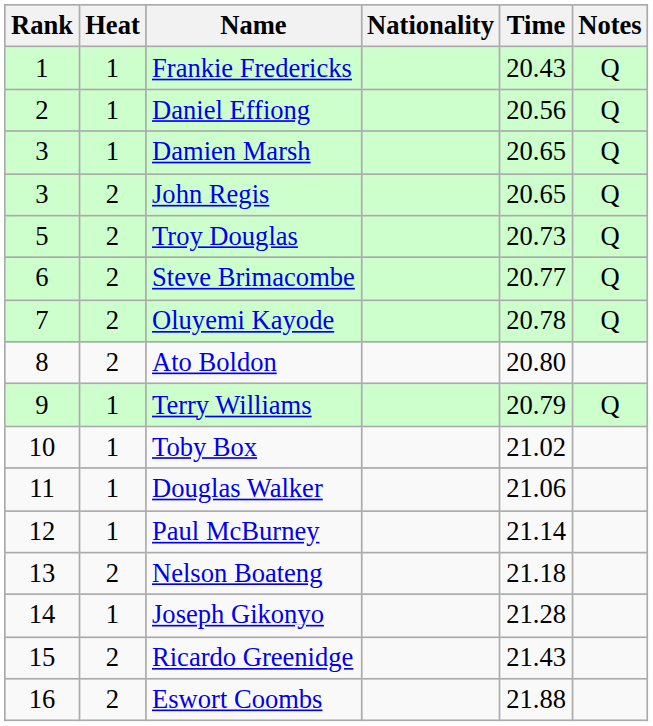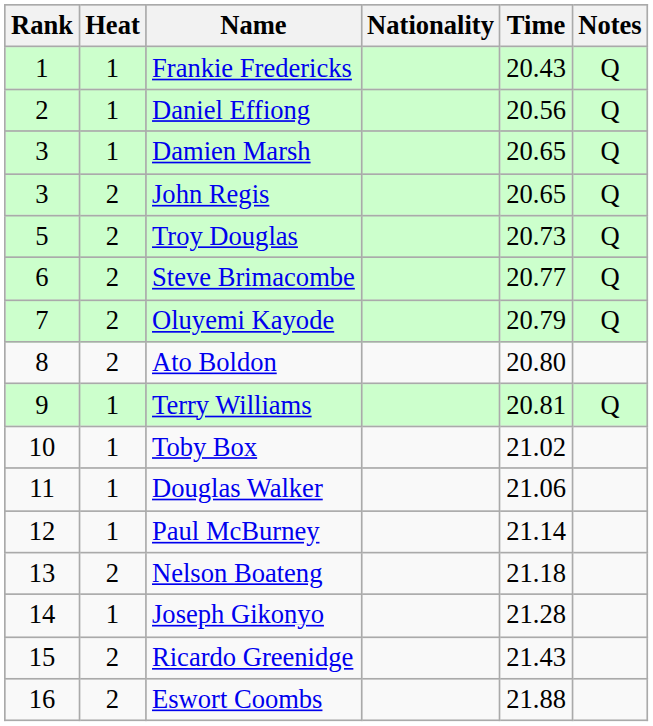(536, 320) 20.78 -> (536, 320) 20.79
(536, 404) 20.79 -> (536, 404) 20.81
